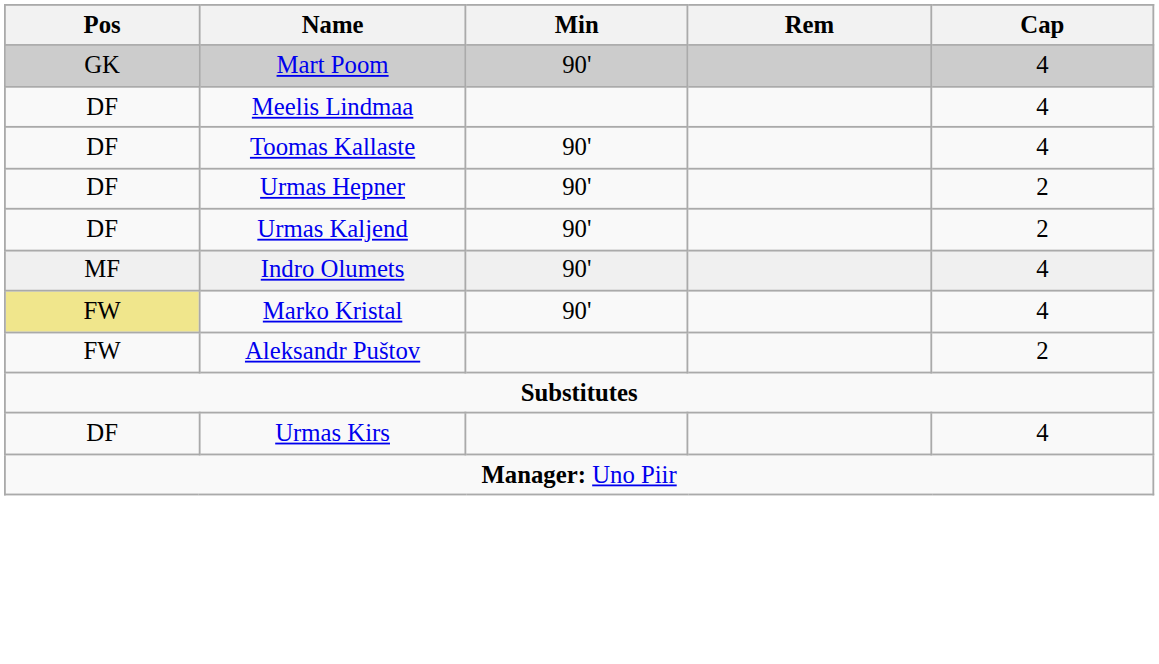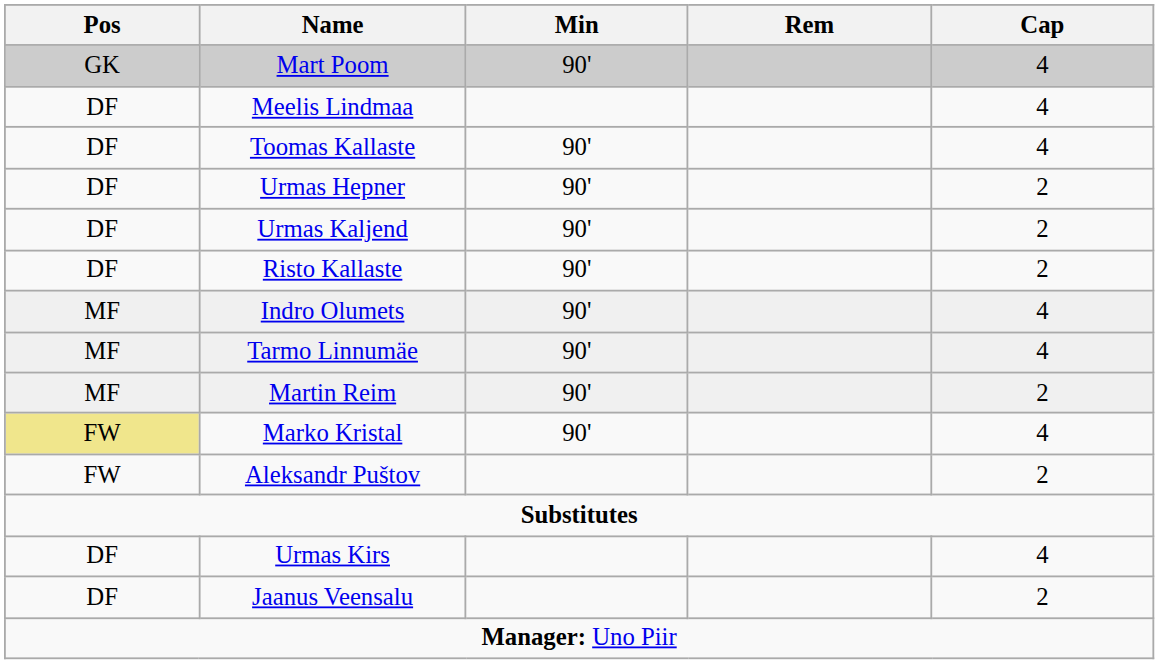+ row: (333, 269)
+ row: (333, 351)
+ row: (333, 392)
+ row: (333, 596)
